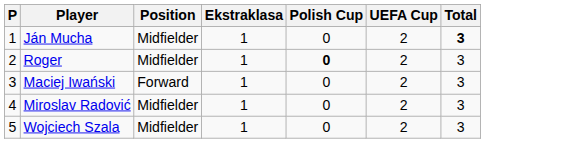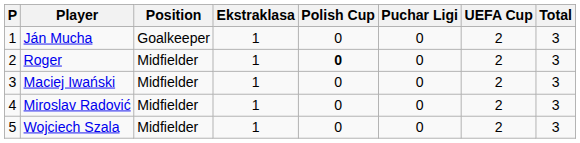+ column: (420, 15)
(168, 37) Midfielder -> (174, 37) Goalkeeper
(461, 37) bold -> (556, 37) normal
(163, 82) Forward -> (168, 82) Midfielder
